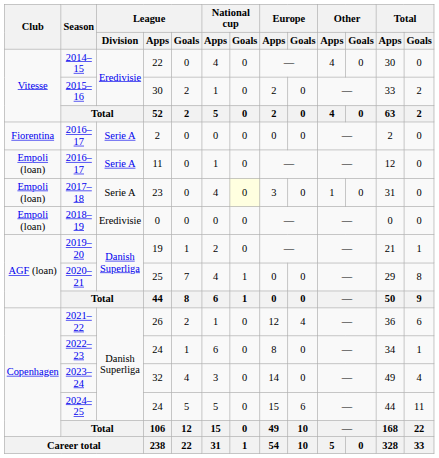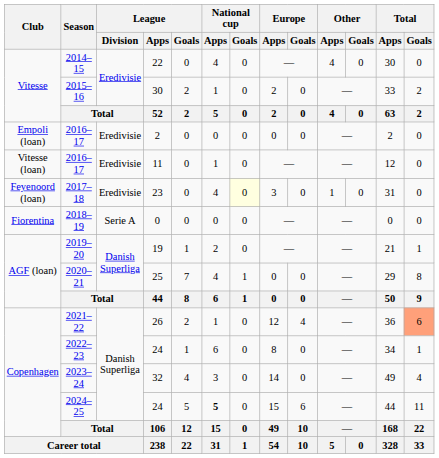(33, 136) Fiorentina -> (33, 136) Empoli (loan)
(120, 136) Serie A -> (120, 136) Eredivisie
(33, 164) Empoli (loan) -> (33, 164) Vitesse (loan)
(120, 164) Serie A -> (120, 164) Eredivisie
(33, 192) Empoli (loan) -> (33, 192) Feyenoord (loan)
(120, 192) Serie A -> (120, 192) Eredivisie
(33, 220) Empoli (loan) -> (33, 220) Fiorentina
(120, 220) Eredivisie -> (120, 220) Serie A
(419, 321) no background -> (419, 321) lightsalmon background
(216, 406) normal -> (216, 406) bold
